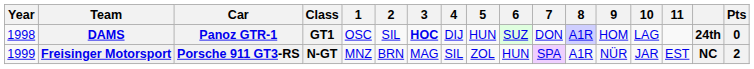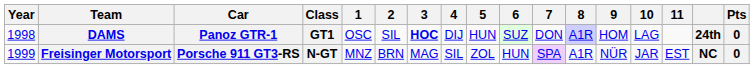(737, 54) 2 -> (737, 54) 0
